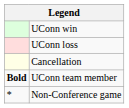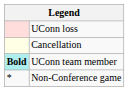- row: (54, 29)
(17, 78) no background -> (17, 62) paleturquoise background
